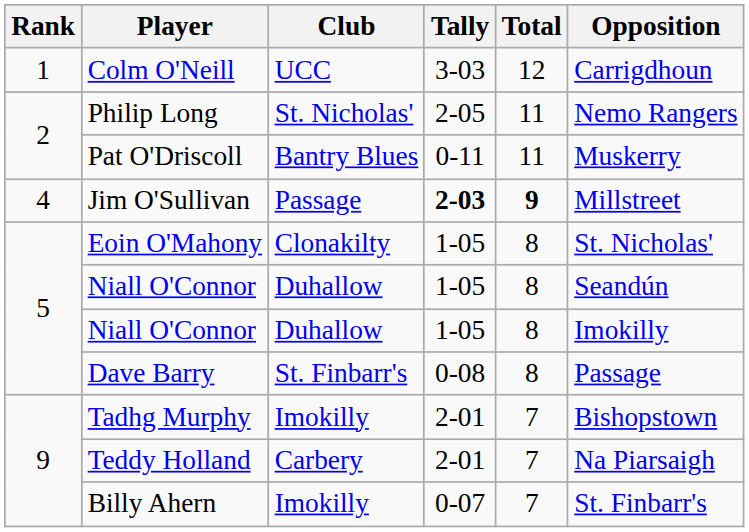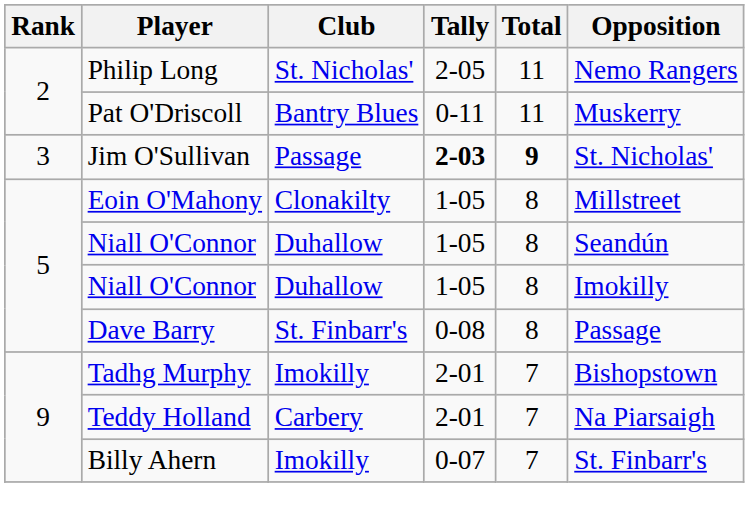- row: (161, 69)
(43, 199) 4 -> (43, 156) 3
(627, 199) Millstreet -> (644, 156) St. Nicholas'
(644, 243) St. Nicholas' -> (627, 199) Millstreet
